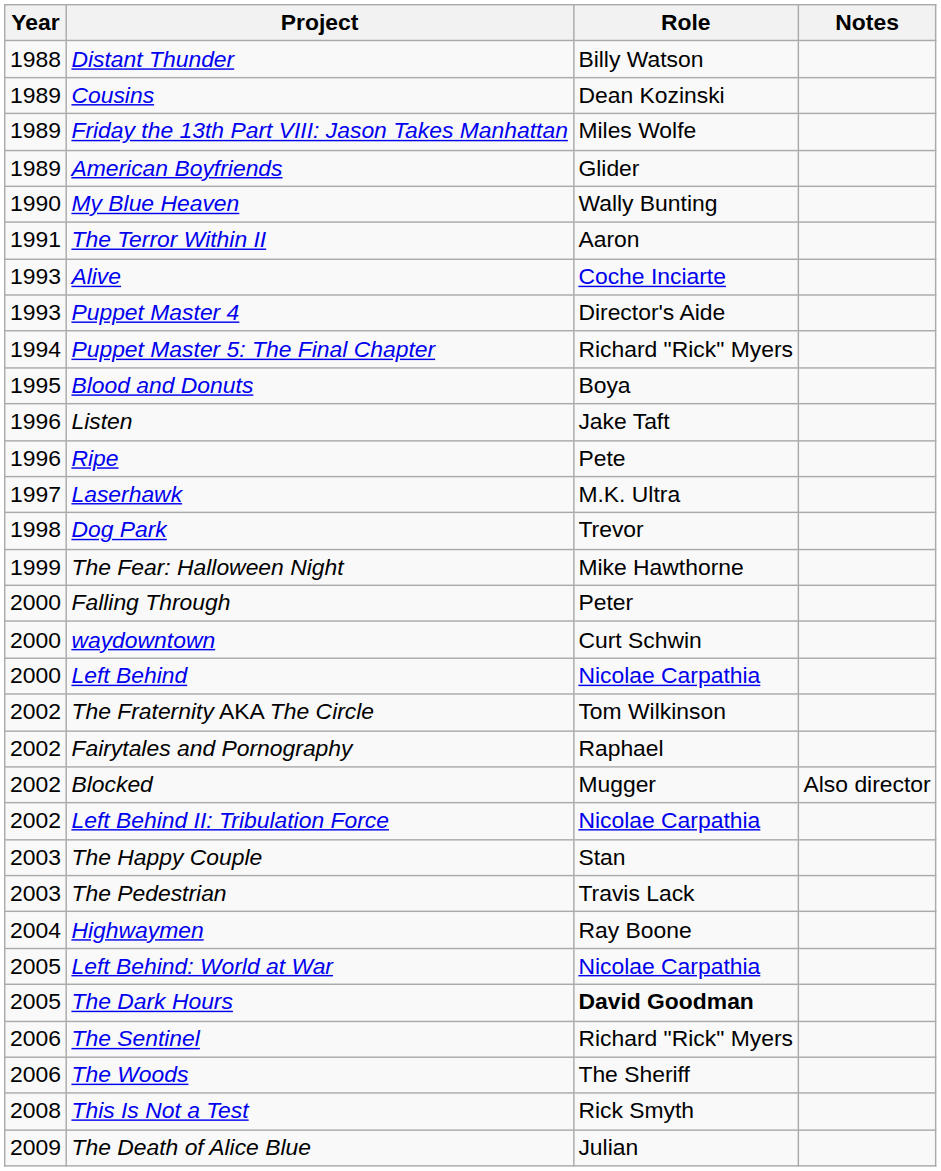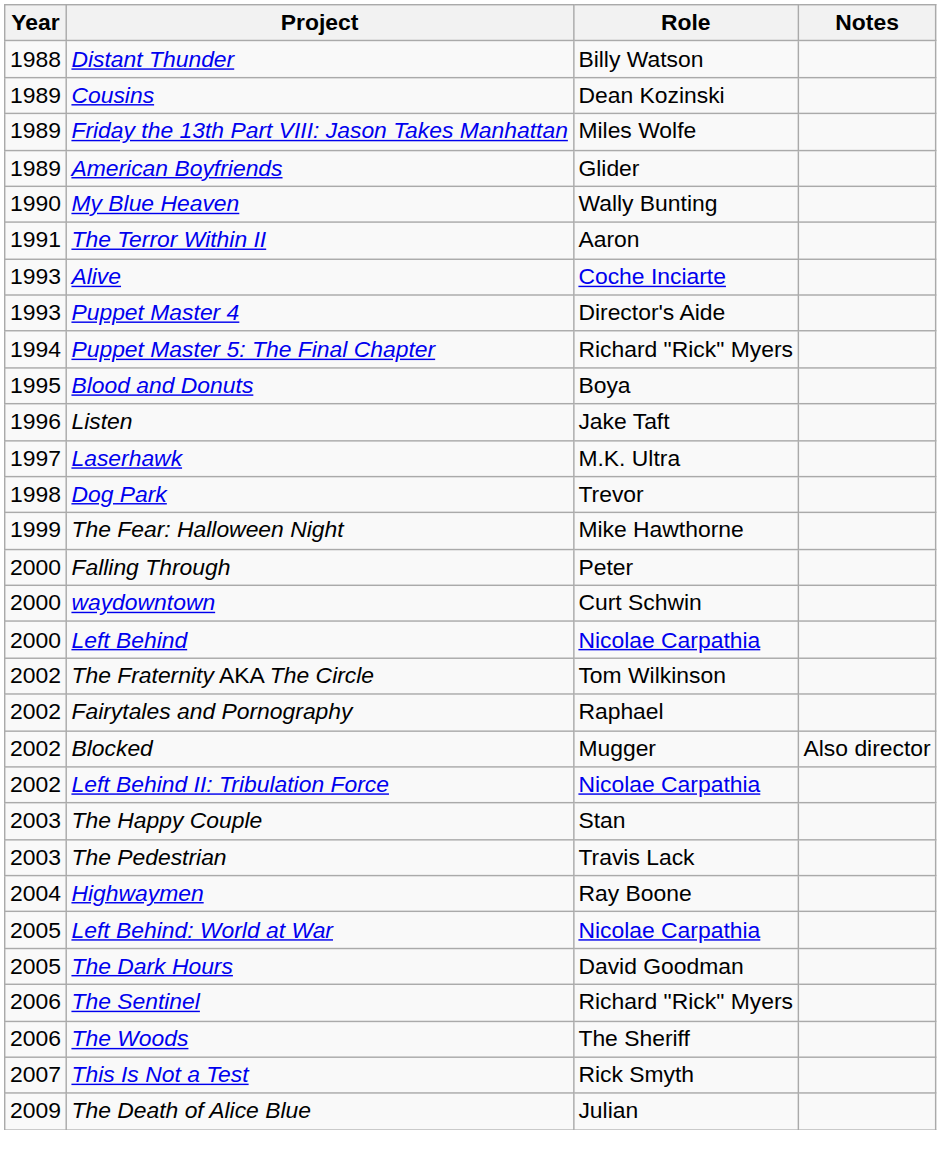- row: (95, 458)
(666, 1002) bold -> (661, 966) normal
(35, 1111) 2008 -> (35, 1074) 2007
